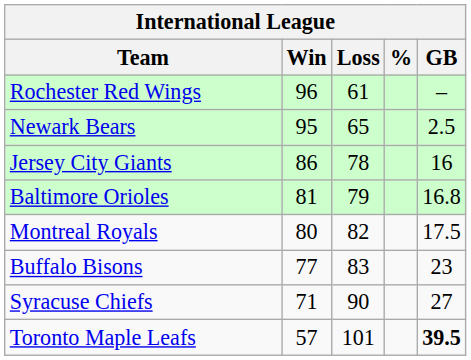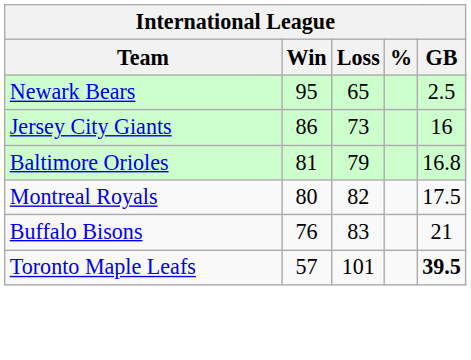- row: (105, 92)
(358, 162) 78 -> (358, 127) 73
(307, 267) 77 -> (307, 232) 76
(442, 267) 23 -> (442, 232) 21
- row: (81, 302)
